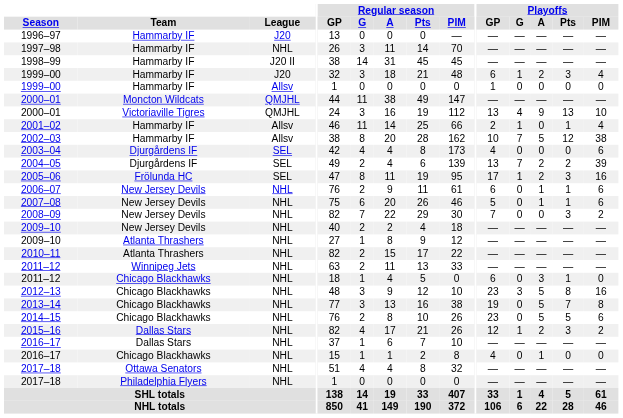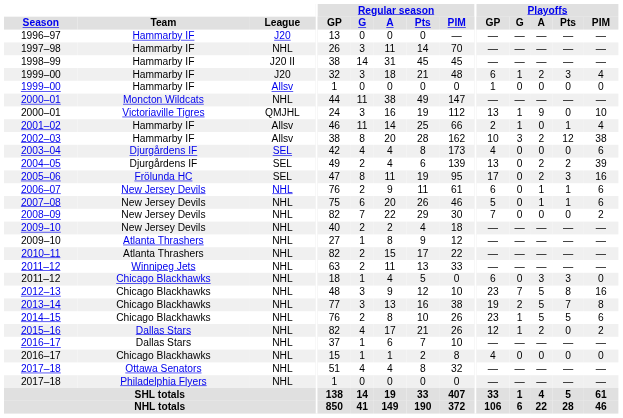(282, 100) QMJHL -> (282, 100) NHL
(520, 112) 4 -> (520, 112) 1
(568, 112) 13 -> (568, 112) 0
(520, 138) 7 -> (520, 138) 3
(541, 138) 5 -> (541, 138) 2
(520, 164) 7 -> (520, 164) 0
(520, 176) 1 -> (520, 176) 0
(568, 215) 3 -> (568, 215) 0
(568, 279) 1 -> (568, 279) 3
(520, 292) 3 -> (520, 292) 7
(520, 304) 0 -> (520, 304) 2
(520, 317) 0 -> (520, 317) 1
(568, 330) 3 -> (568, 330) 0
(541, 356) 1 -> (541, 356) 0
